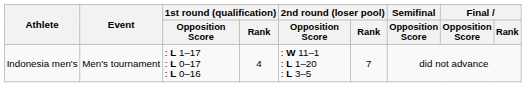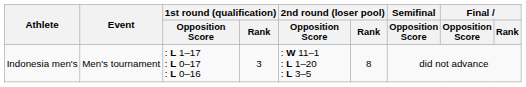(259, 64) 4 -> (259, 64) 3
(369, 64) 7 -> (369, 64) 8
